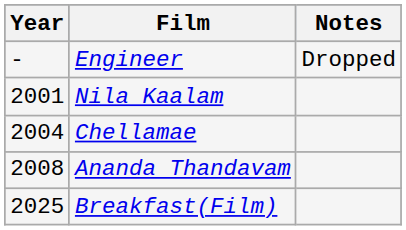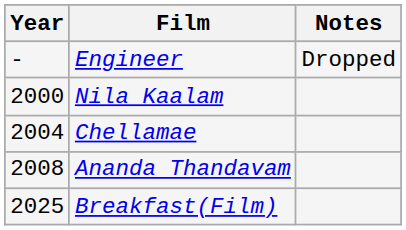(37, 97) 2001 -> (37, 97) 2000
